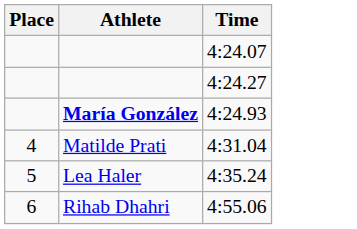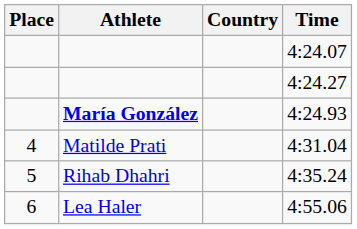+ column: (243, 20)
(102, 176) Lea Haler -> (116, 176) Rihab Dhahri
(116, 207) Rihab Dhahri -> (102, 207) Lea Haler
